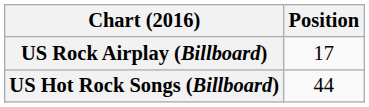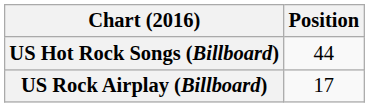rows swapped: (144, 85) <-> (144, 53)
